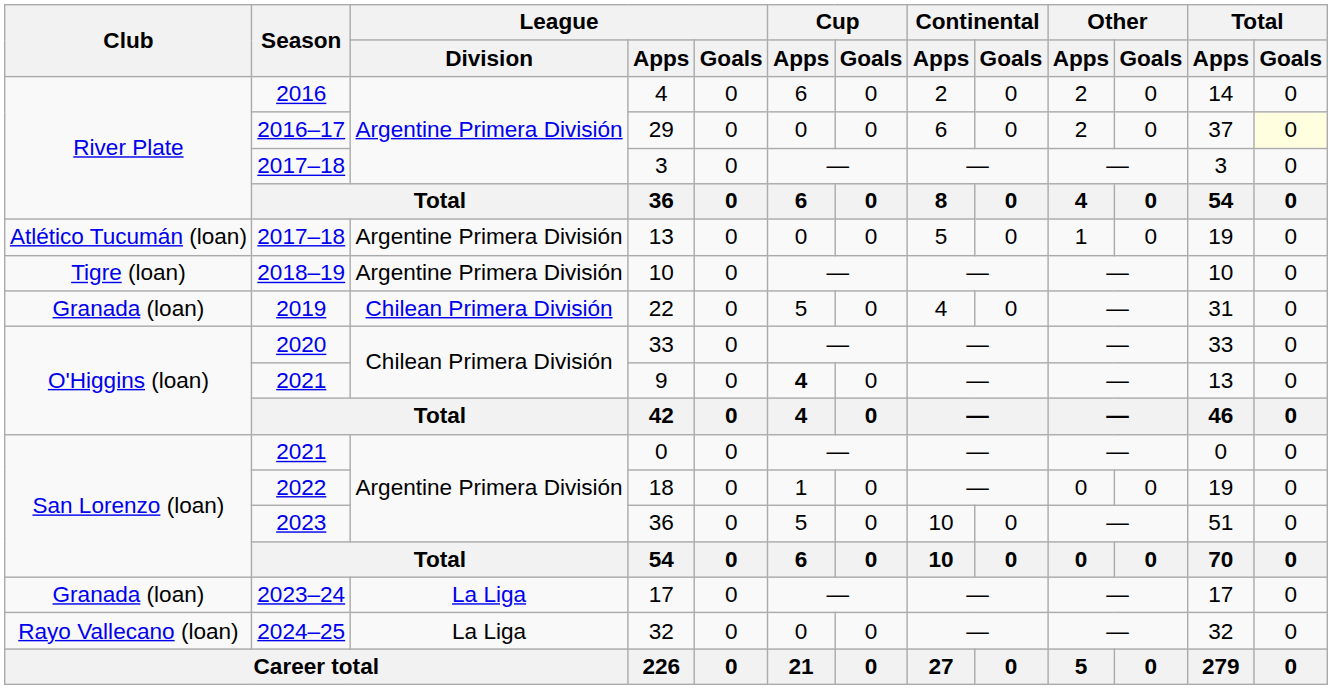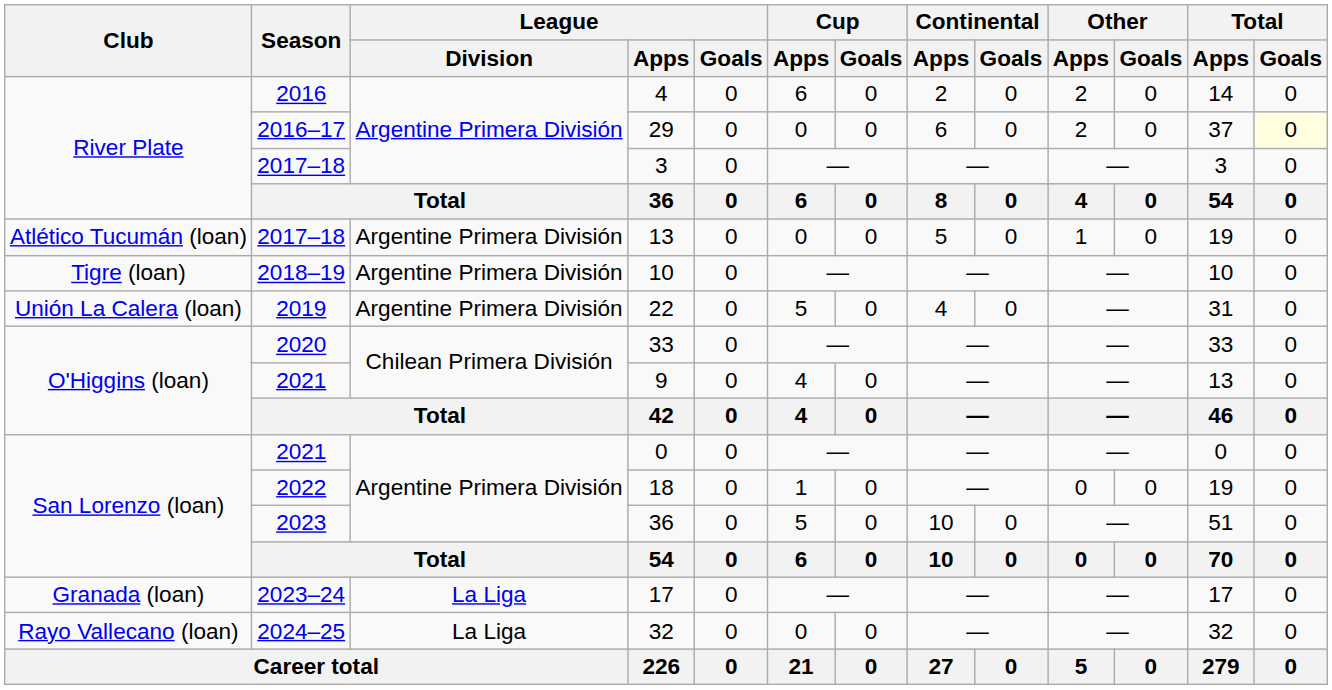(128, 308) Granada (loan) -> (128, 308) Unión La Calera (loan)
(489, 308) Chilean Primera División -> (489, 308) Argentine Primera División
(801, 380) bold -> (801, 380) normal
